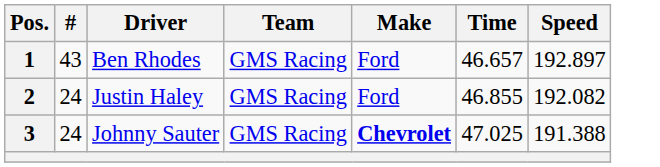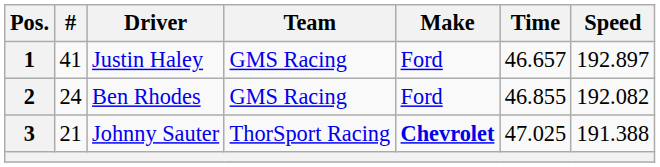(71, 59) 43 -> (71, 59) 41
(146, 59) Ben Rhodes -> (148, 59) Justin Haley
(148, 96) Justin Haley -> (146, 96) Ben Rhodes
(71, 133) 24 -> (71, 133) 21
(288, 133) GMS Racing -> (310, 133) ThorSport Racing
